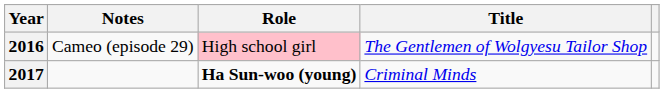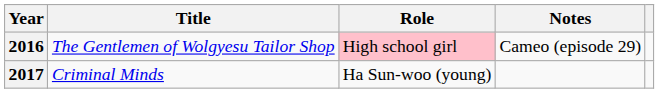columns swapped: (506, 18) <-> (123, 18)
(279, 74) bold -> (417, 74) normal
